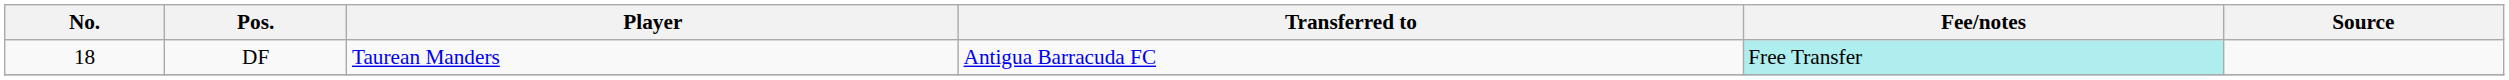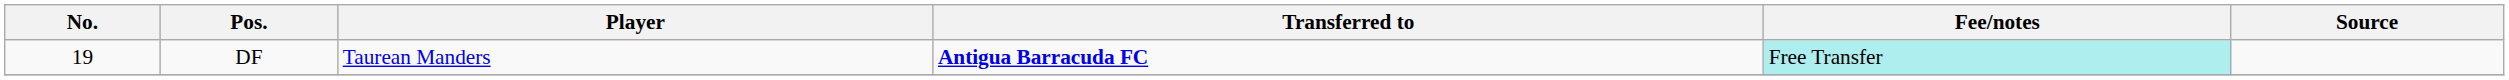(85, 57) 18 -> (82, 57) 19
(1060, 57) normal -> (1043, 57) bold
